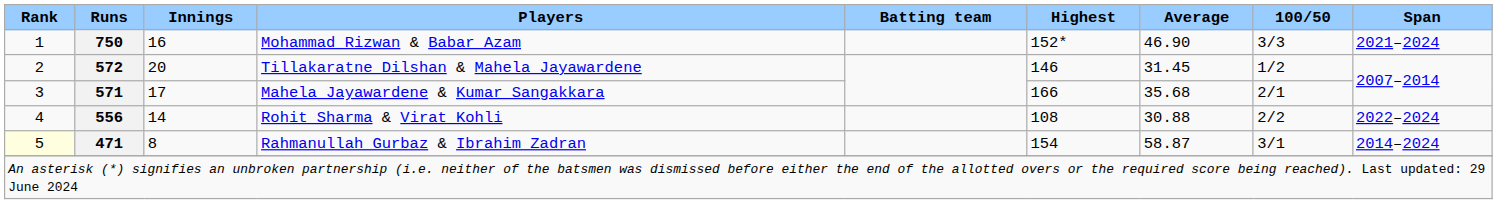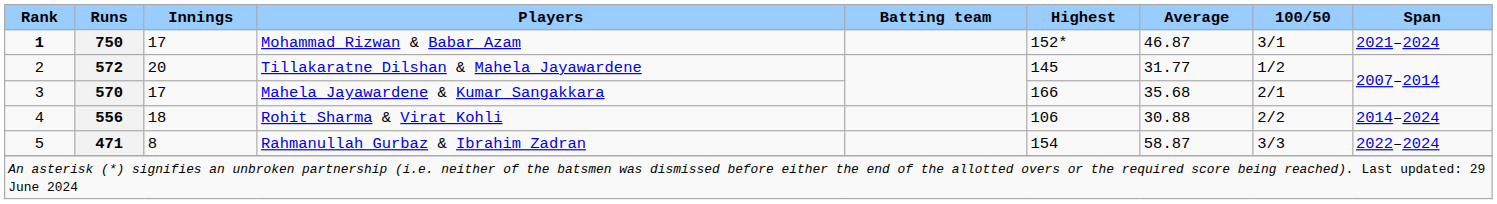(39, 42) normal -> (39, 42) bold
(157, 42) 16 -> (157, 42) 17
(1167, 42) 46.90 -> (1167, 42) 46.87
(1271, 42) 3/3 -> (1271, 42) 3/1
(1044, 68) 146 -> (1044, 68) 145
(1167, 68) 31.45 -> (1167, 68) 31.77
(109, 93) 571 -> (109, 93) 570
(157, 118) 14 -> (157, 118) 18
(1044, 118) 108 -> (1044, 118) 106
(1398, 118) 2022–2024 -> (1398, 118) 2014–2024
(39, 143) lightyellow background -> (39, 143) no background
(1271, 143) 3/1 -> (1271, 143) 3/3
(1398, 143) 2014–2024 -> (1398, 143) 2022–2024
